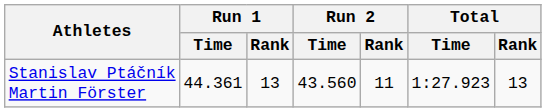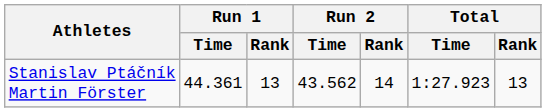(327, 83) 43.560 -> (327, 83) 43.562
(384, 83) 11 -> (384, 83) 14
